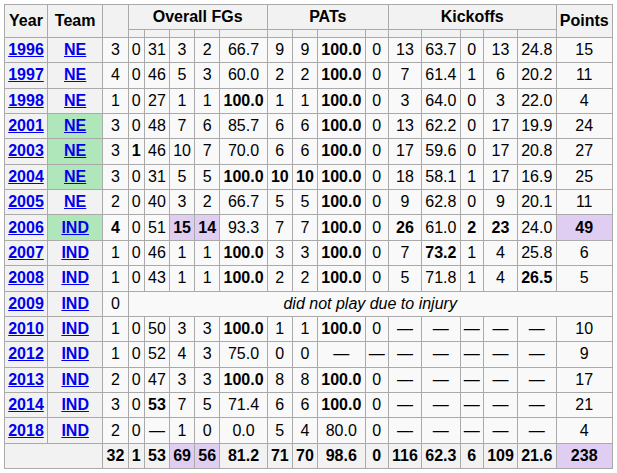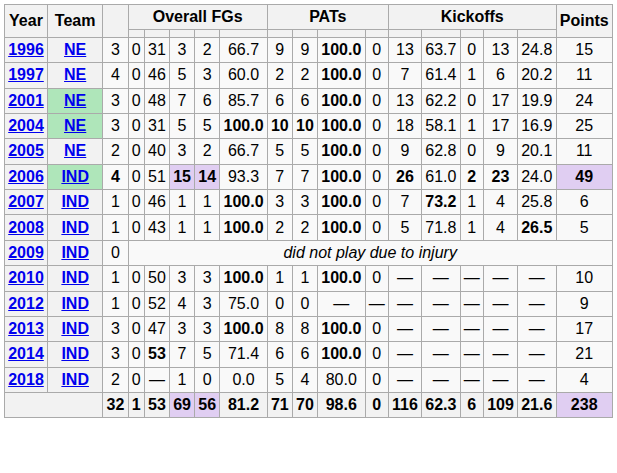- row: (26, 100)
- row: (26, 151)
(115, 379) 2 -> (115, 329) 3
